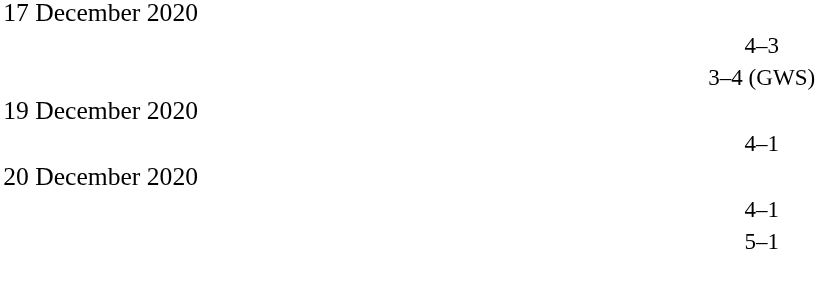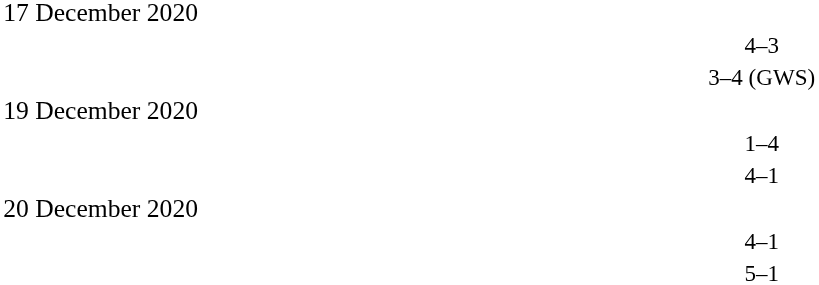+ row: (317, 144)
